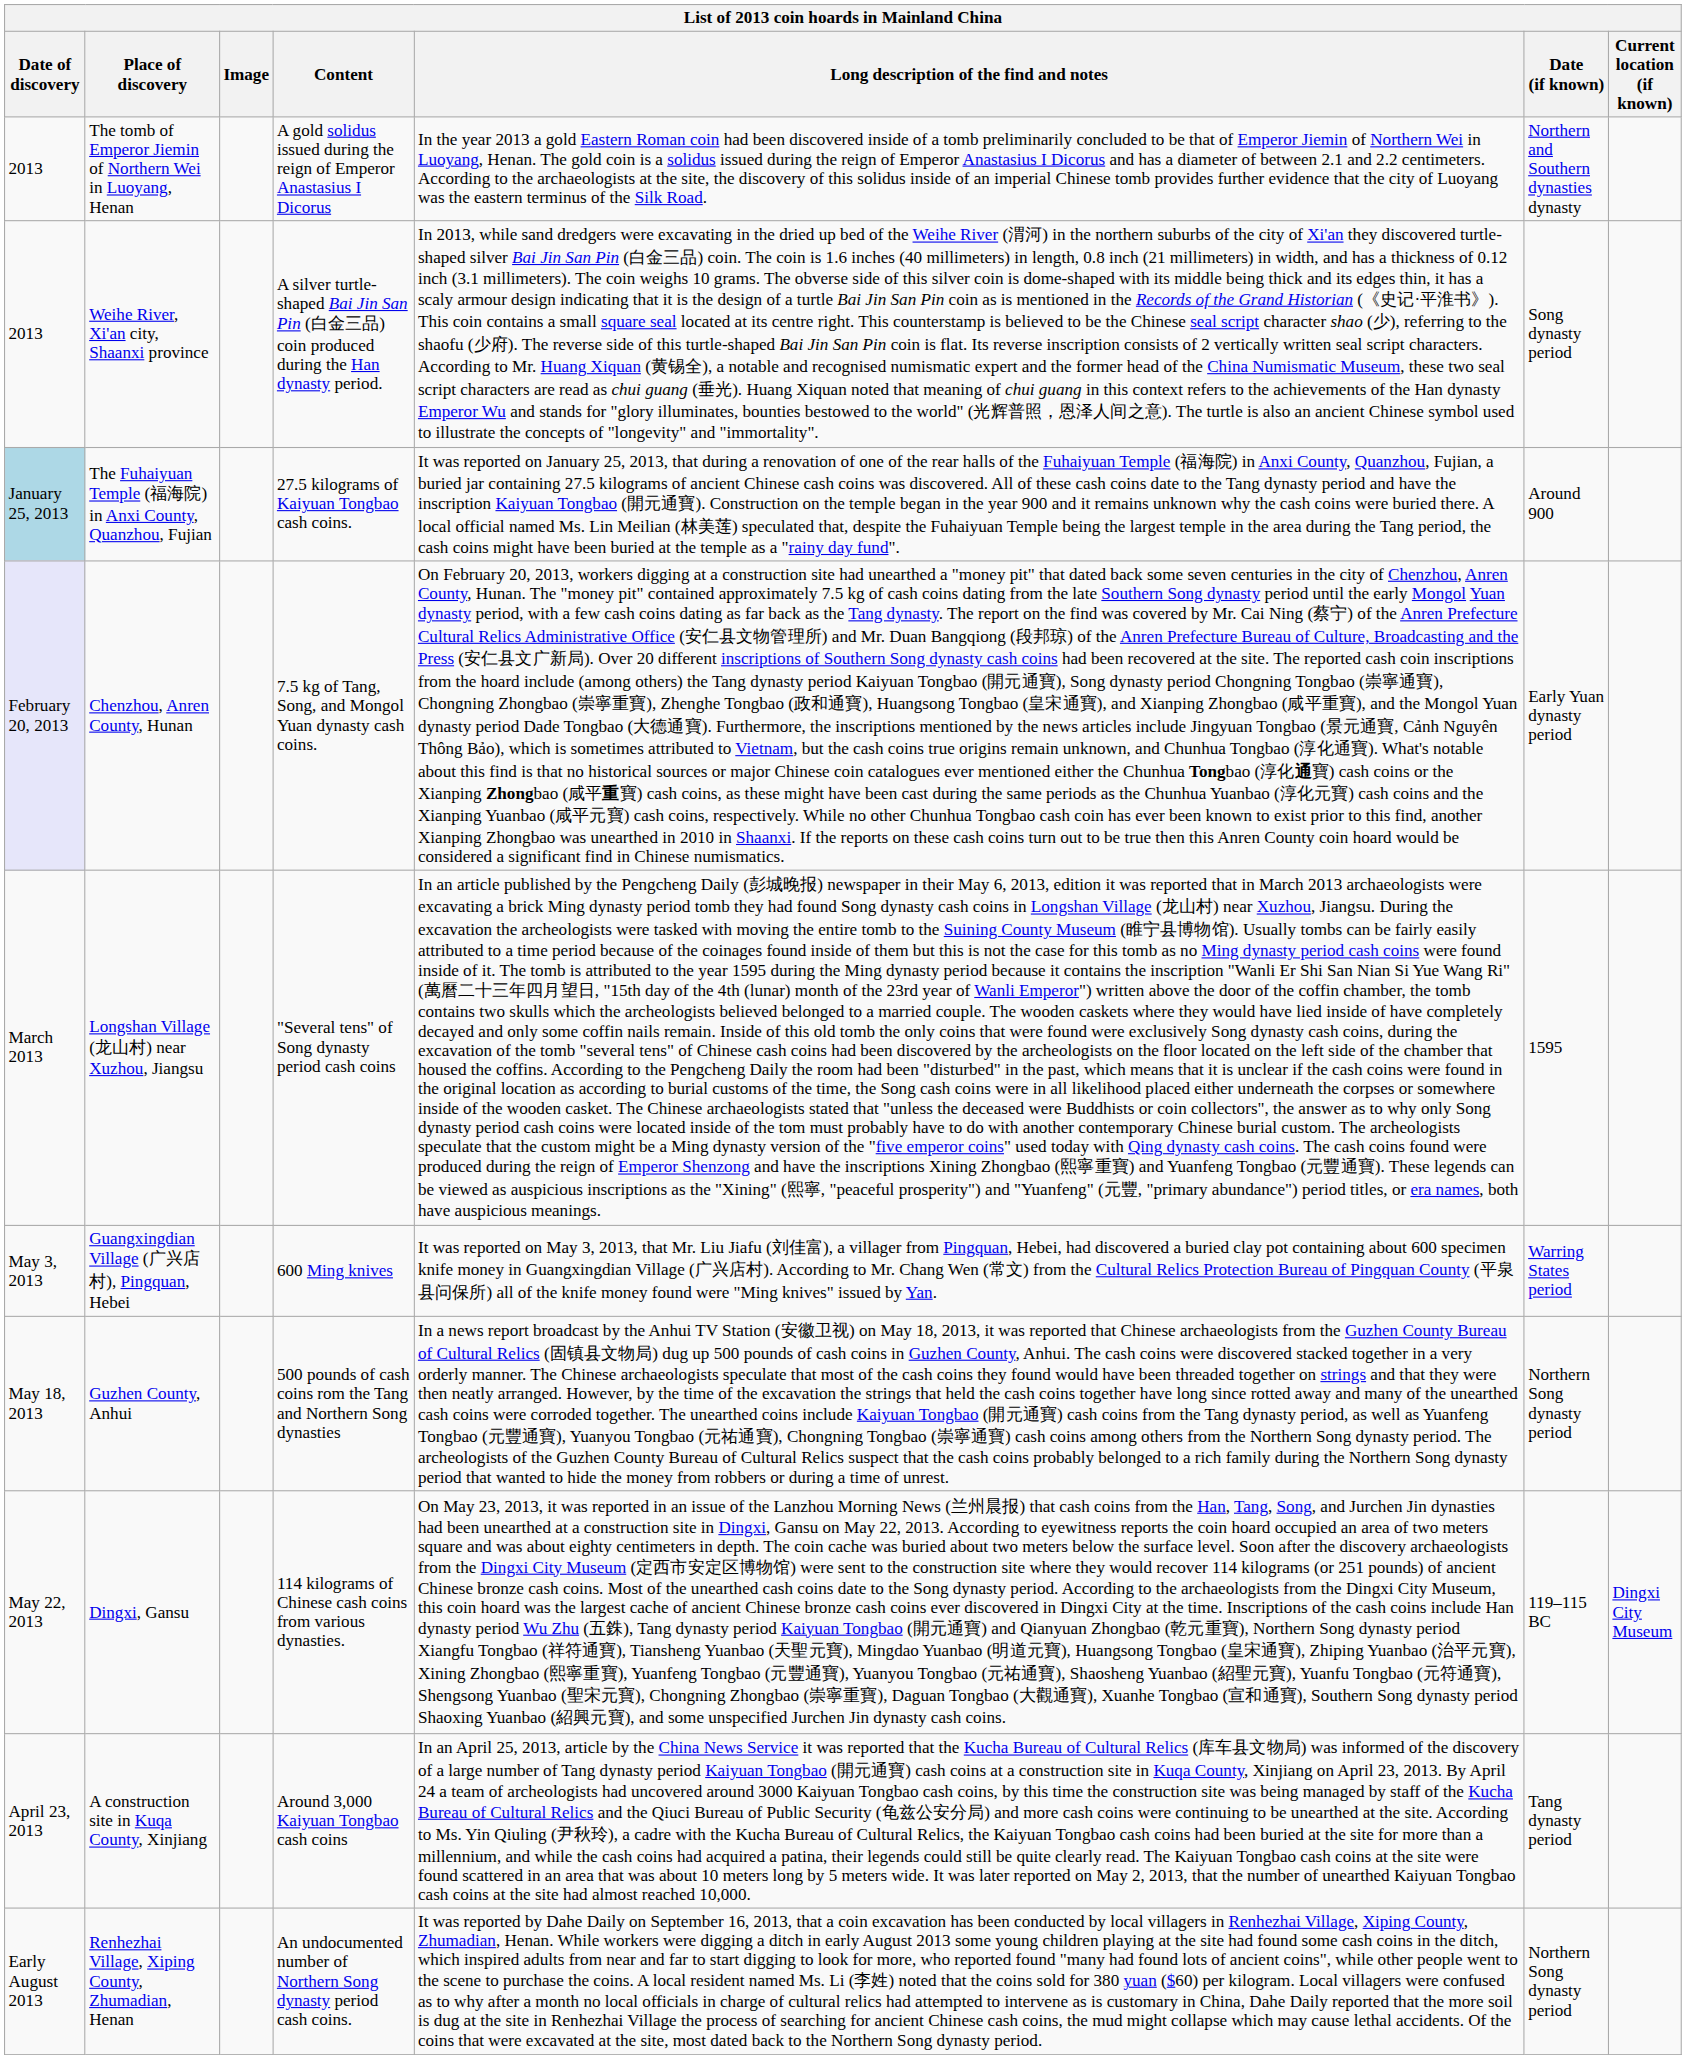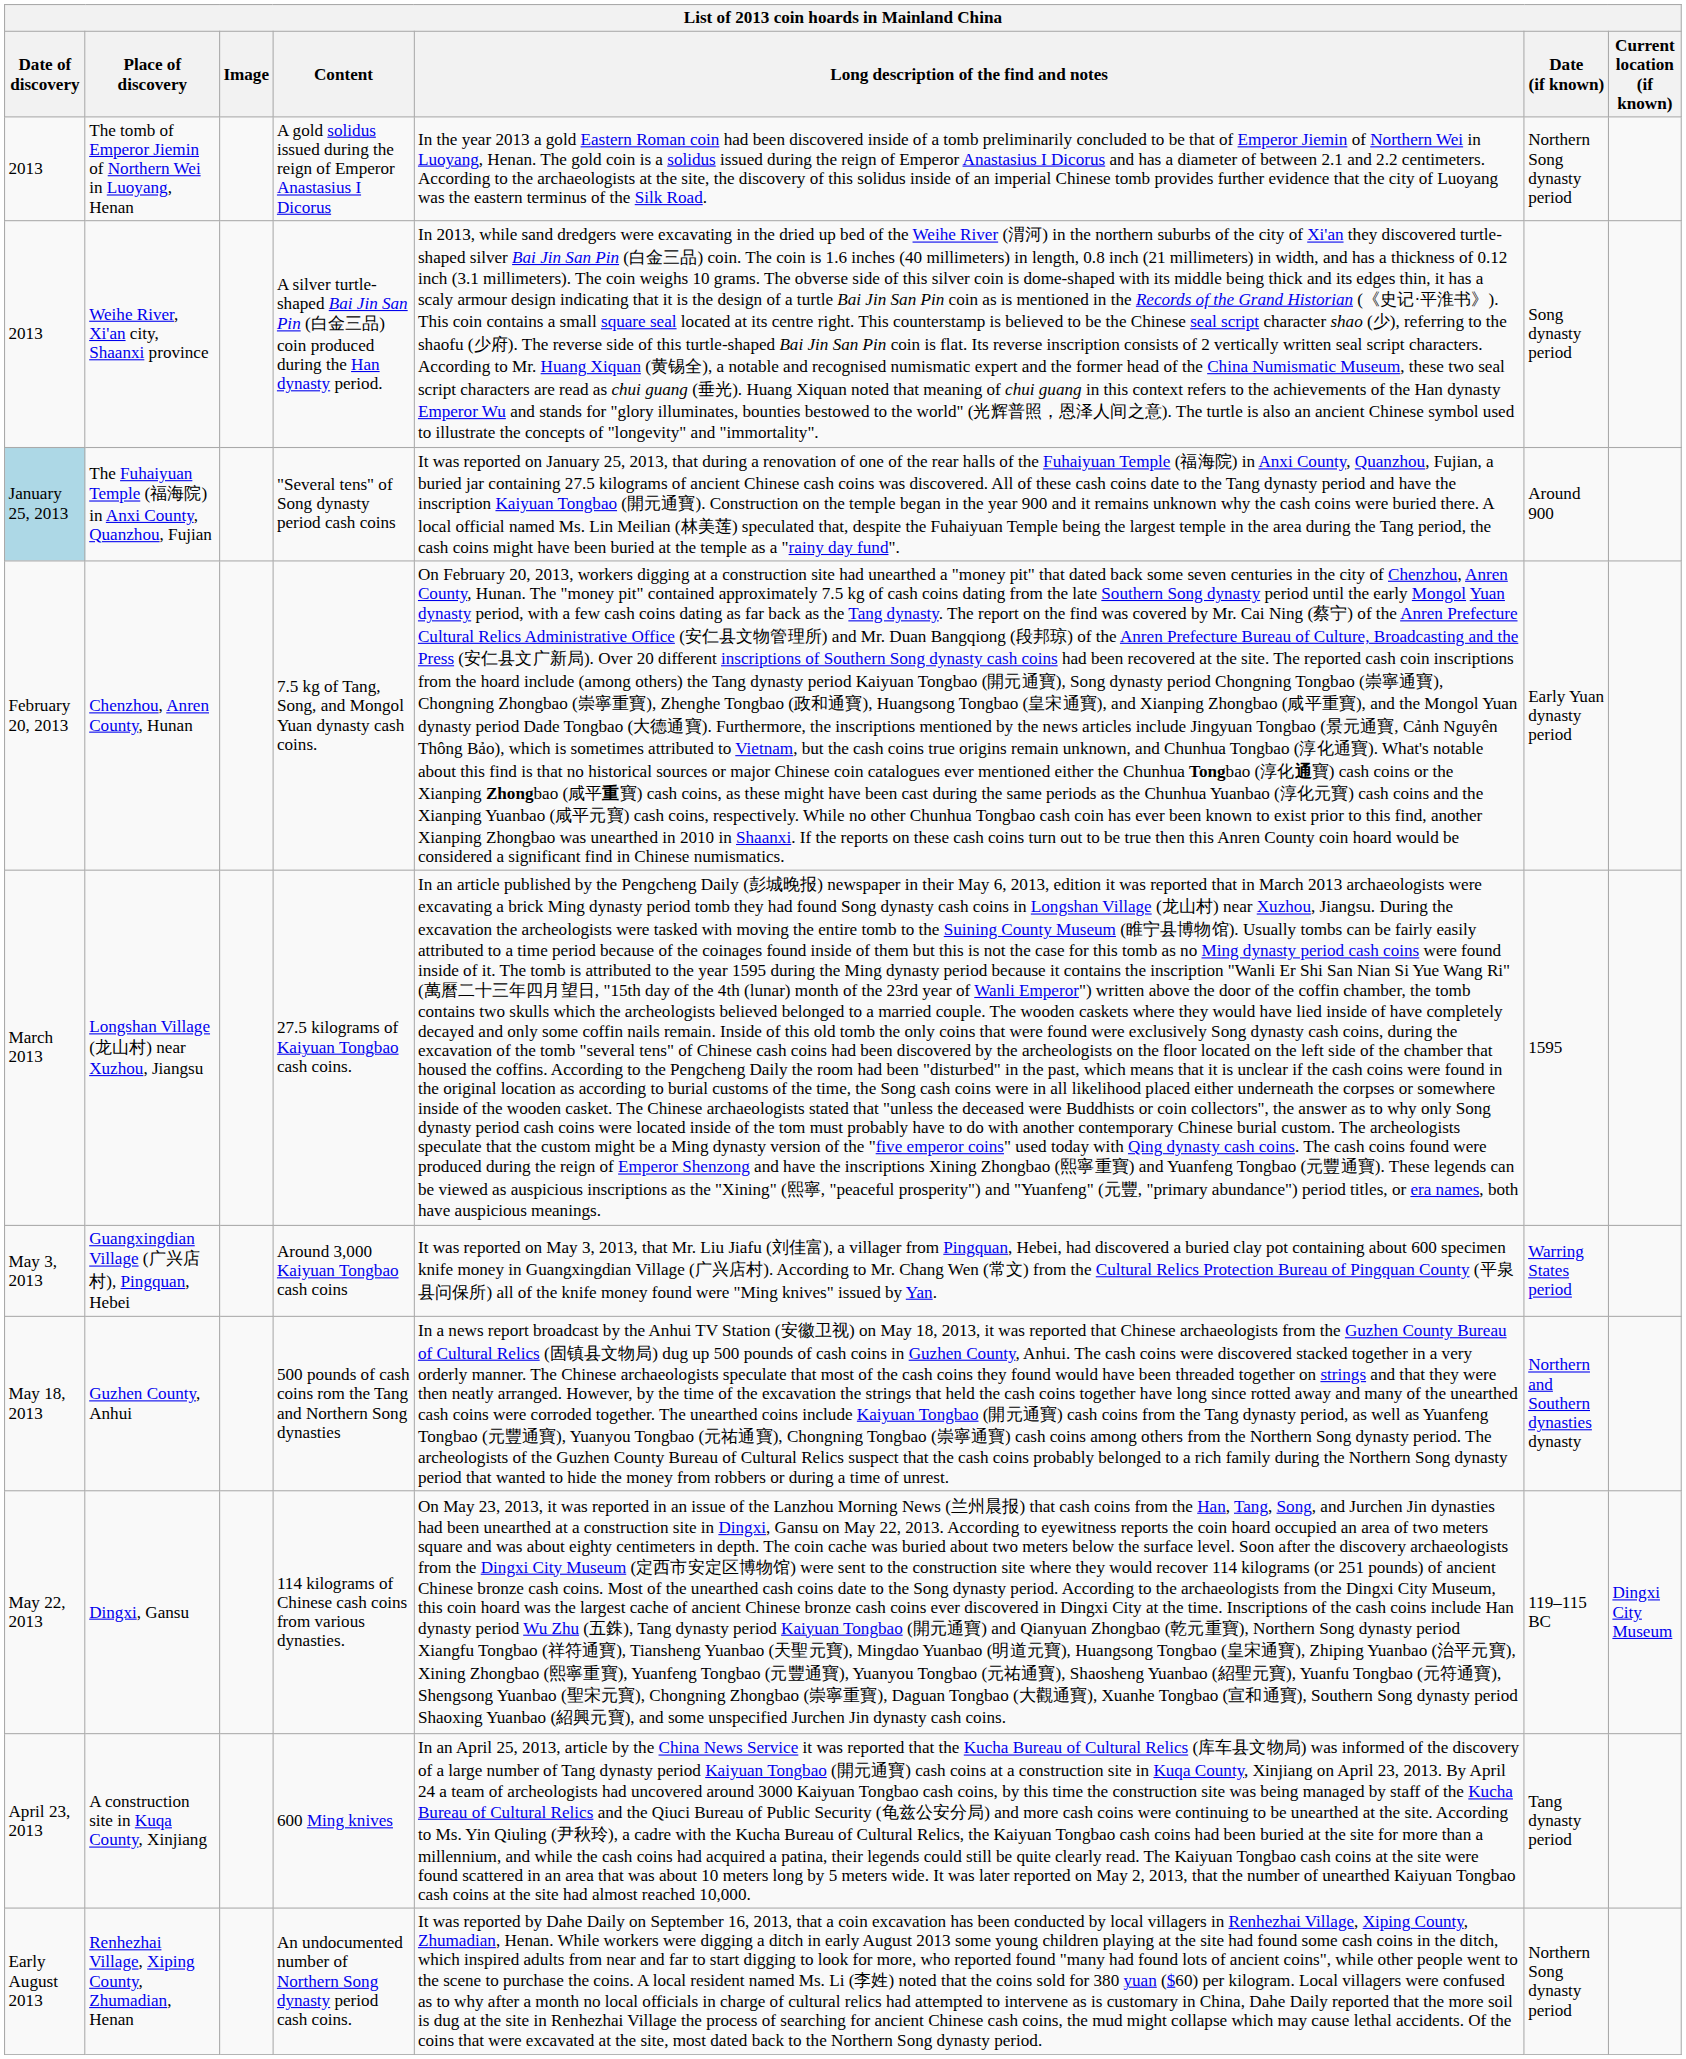(1560, 168) Northern and Southern dynasties dynasty -> (1559, 168) Northern Song dynasty period
(338, 503) 27.5 kilograms of Kaiyuan Tongbao cash coins. -> (336, 503) "Several tens" of Song dynasty period cash coins
(39, 715) lavender background -> (39, 715) no background
(336, 1047) "Several tens" of Song dynasty period cash coins -> (338, 1047) 27.5 kilograms of Kaiyuan Tongbao cash coins.
(335, 1270) 600 Ming knives -> (338, 1270) Around 3,000 Kaiyuan Tongbao cash coins
(1559, 1403) Northern Song dynasty period -> (1560, 1403) Northern and Southern dynasties dynasty
(338, 1820) Around 3,000 Kaiyuan Tongbao cash coins -> (335, 1820) 600 Ming knives
